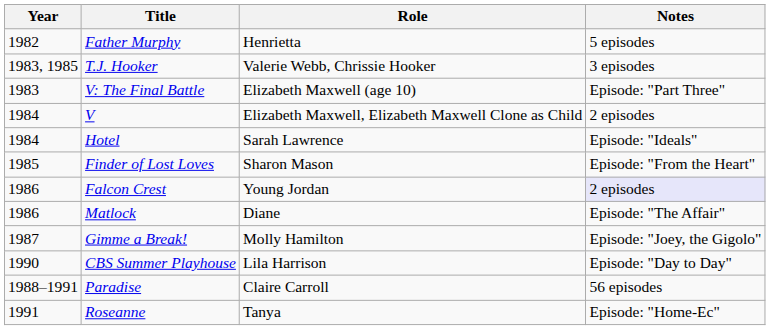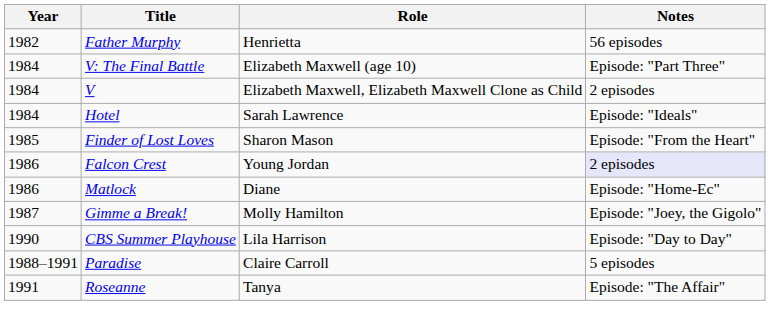(622, 41) 5 episodes -> (626, 41) 56 episodes
- row: (121, 66)
(24, 90) 1983 -> (24, 66) 1984
(657, 213) Episode: "The Affair" -> (655, 189) Episode: "Home-Ec"
(626, 287) 56 episodes -> (622, 262) 5 episodes
(655, 312) Episode: "Home-Ec" -> (657, 287) Episode: "The Affair"
